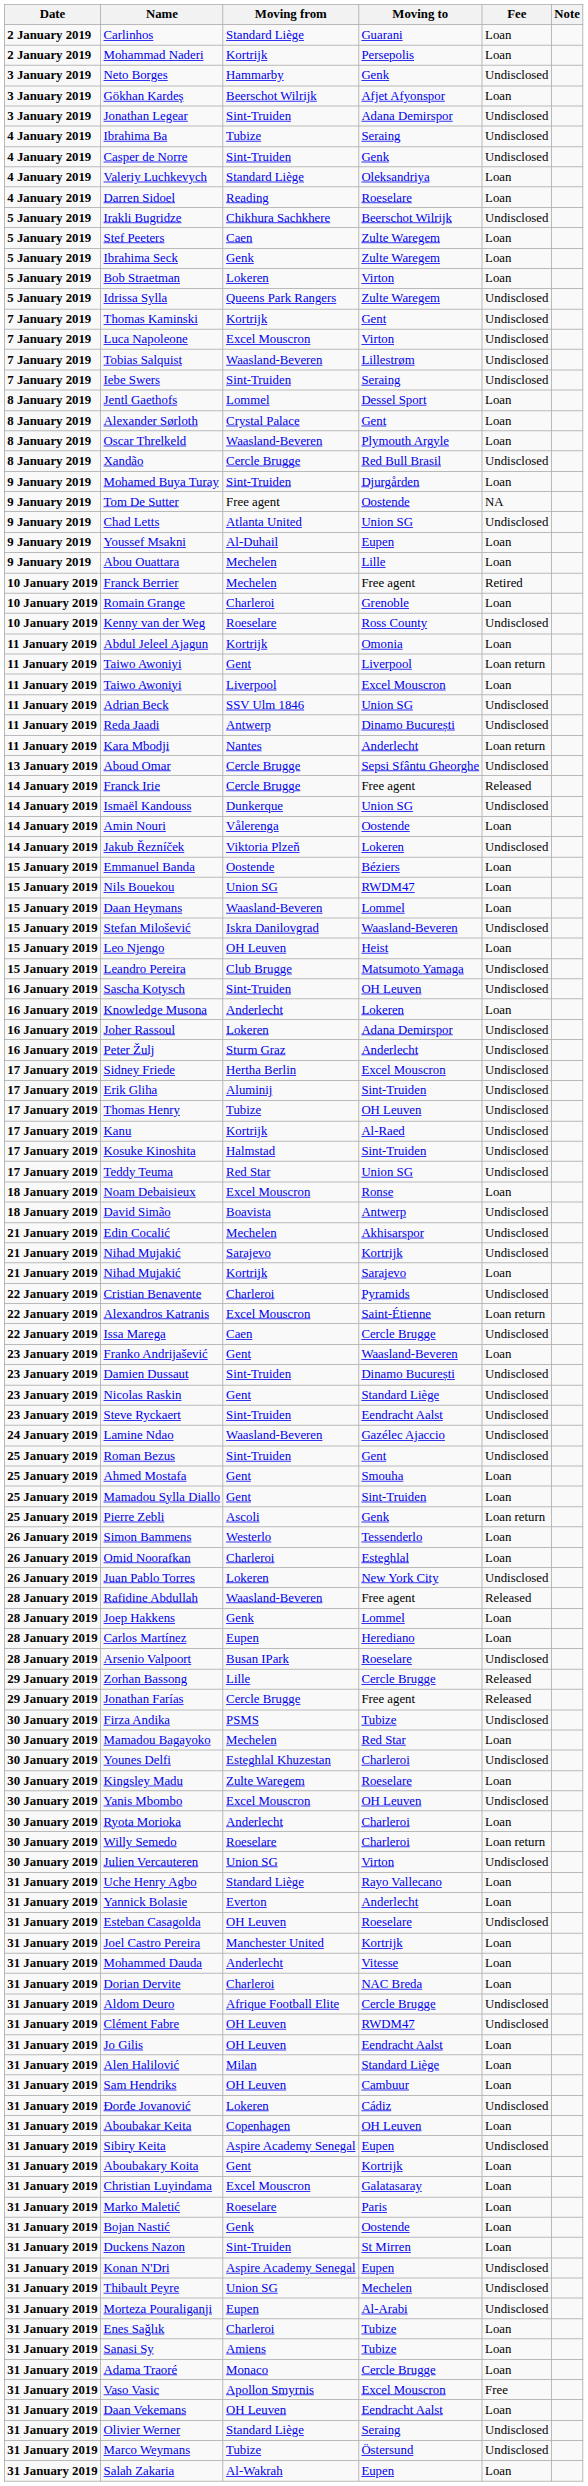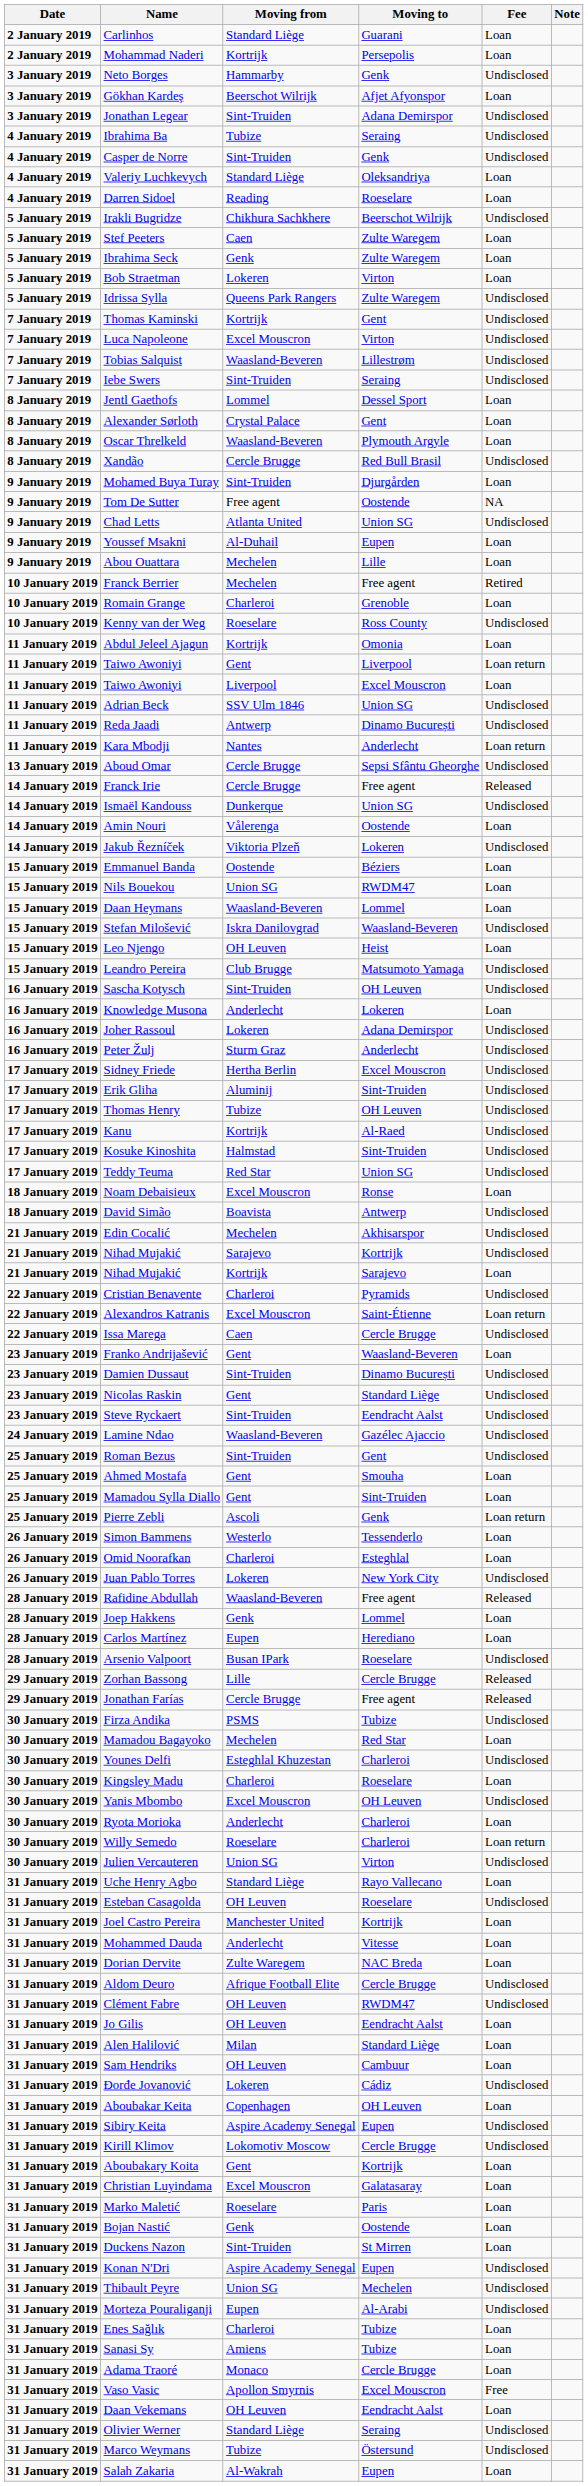(265, 1780) Zulte Waregem -> (250, 1780) Charleroi
- row: (145, 1902)
(250, 1983) Charleroi -> (265, 1963) Zulte Waregem
+ row: (139, 2146)
